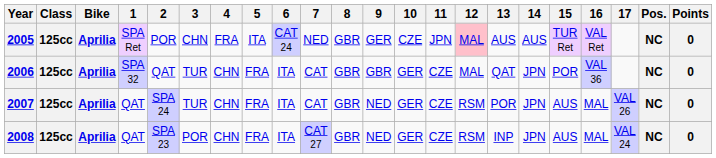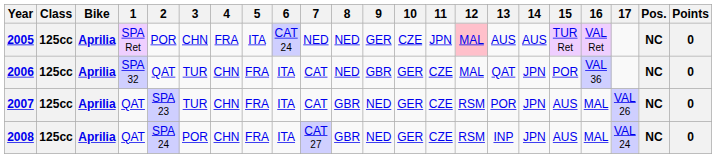(347, 39) GBR -> (347, 39) NED
(347, 72) GBR -> (347, 72) NED
(163, 104) SPA 24 -> (163, 104) SPA 23
(163, 137) SPA 23 -> (163, 137) SPA 24
